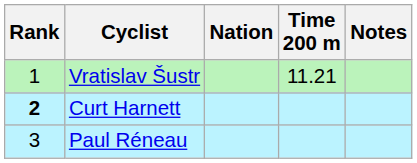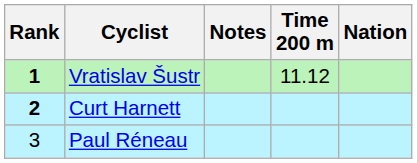columns swapped: (241, 32) <-> (379, 32)
(34, 76) normal -> (34, 76) bold
(312, 76) 11.21 -> (305, 76) 11.12
